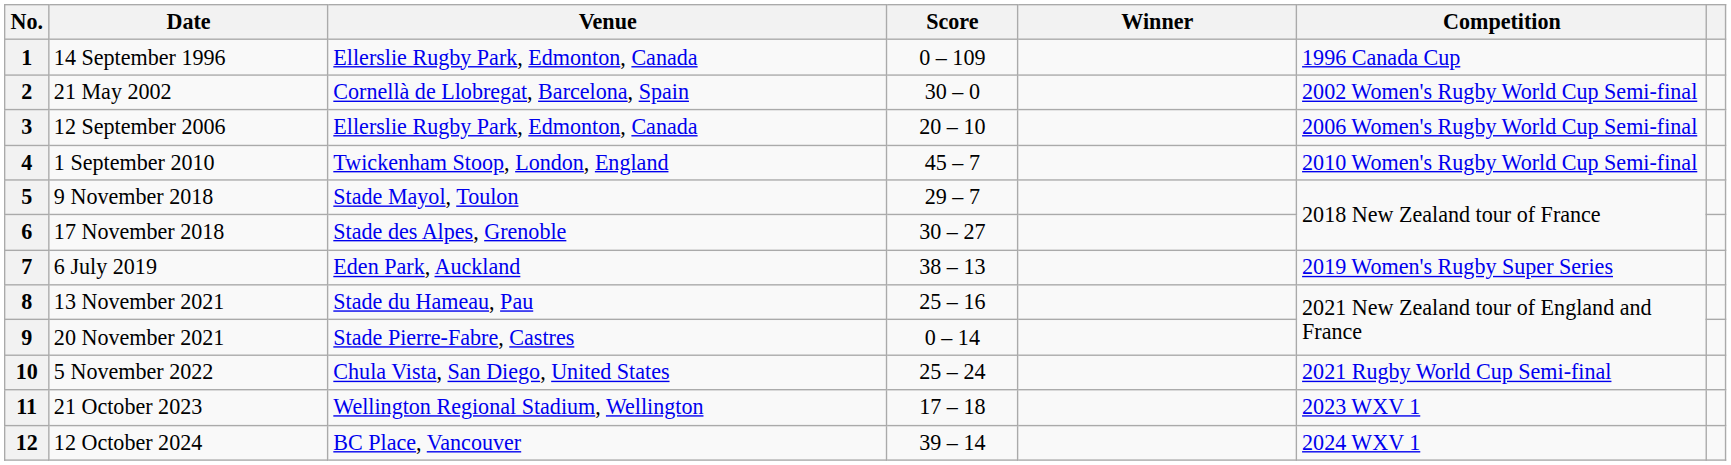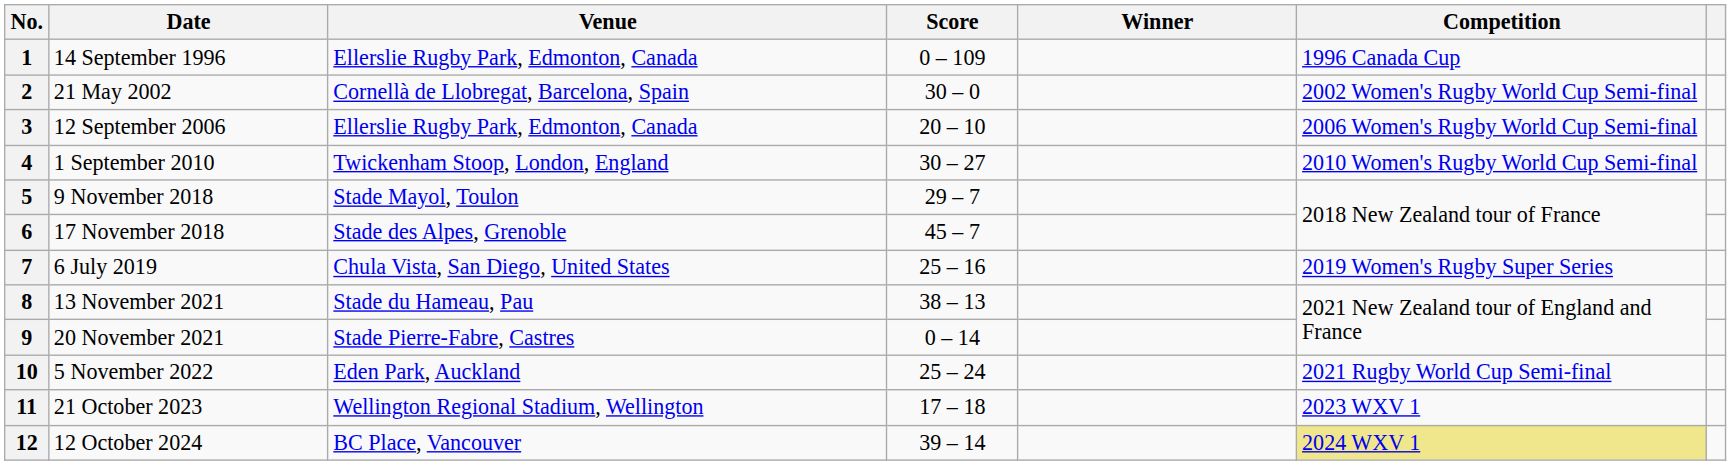(952, 162) 45 – 7 -> (952, 162) 30 – 27
(952, 232) 30 – 27 -> (952, 232) 45 – 7
(427, 267) Eden Park, Auckland -> (501, 267) Chula Vista, San Diego, United States
(952, 267) 38 – 13 -> (952, 267) 25 – 16
(952, 302) 25 – 16 -> (952, 302) 38 – 13
(501, 372) Chula Vista, San Diego, United States -> (427, 372) Eden Park, Auckland
(1361, 442) no background -> (1361, 442) khaki background
